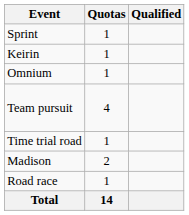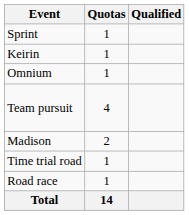rows swapped: (29, 161) <-> (44, 141)
